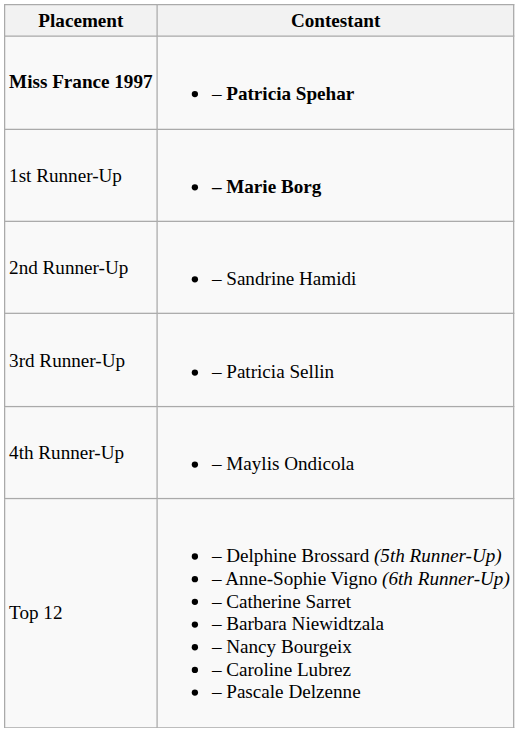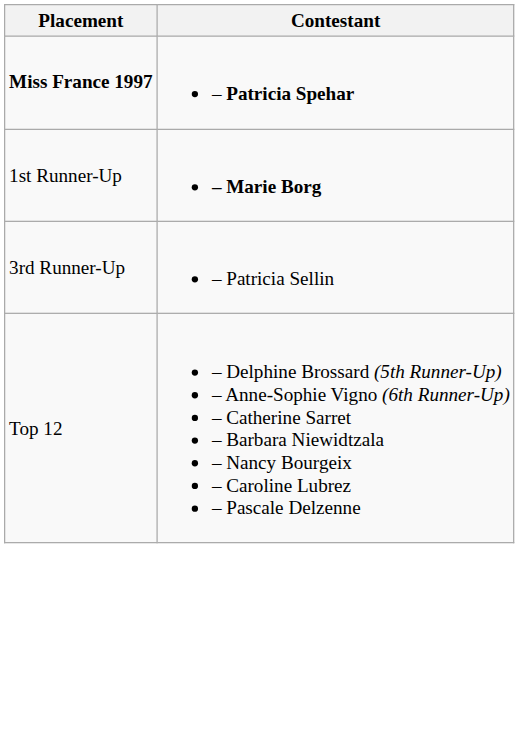- row: (69, 267)
- row: (67, 452)
